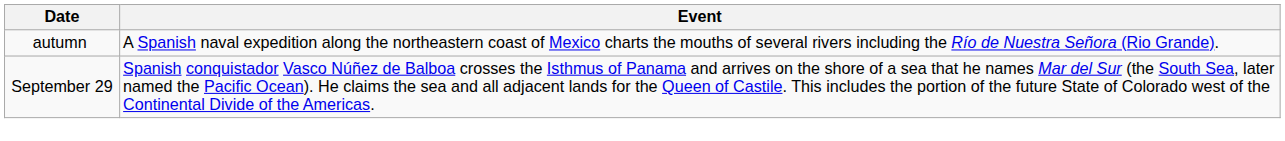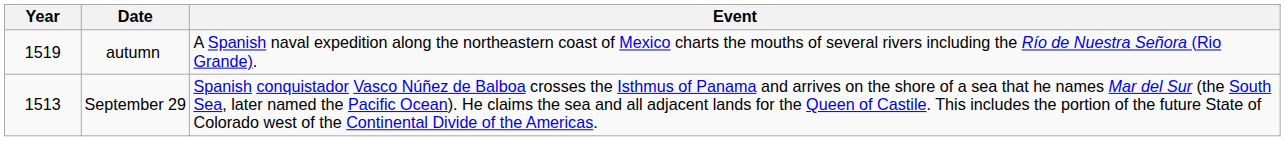+ column: (43, 17)
